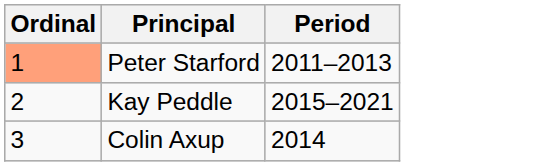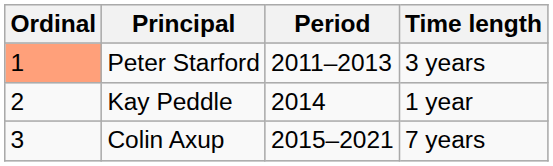+ column: (473, 23)
(332, 101) 2015–2021 -> (298, 101) 2014
(298, 140) 2014 -> (332, 140) 2015–2021
